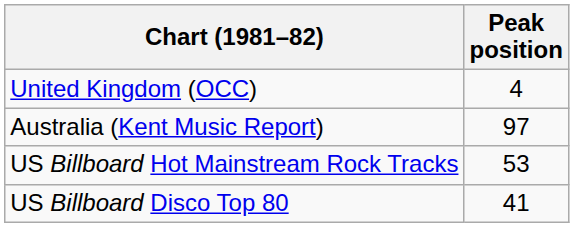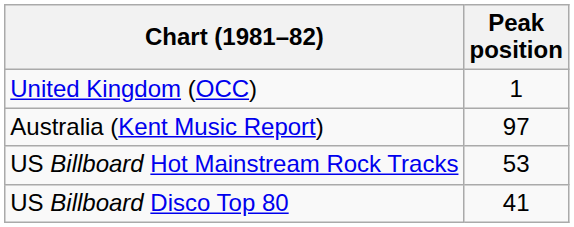(516, 88) 4 -> (516, 88) 1
